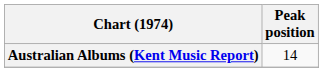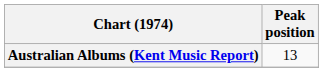(290, 55) 14 -> (290, 55) 13
